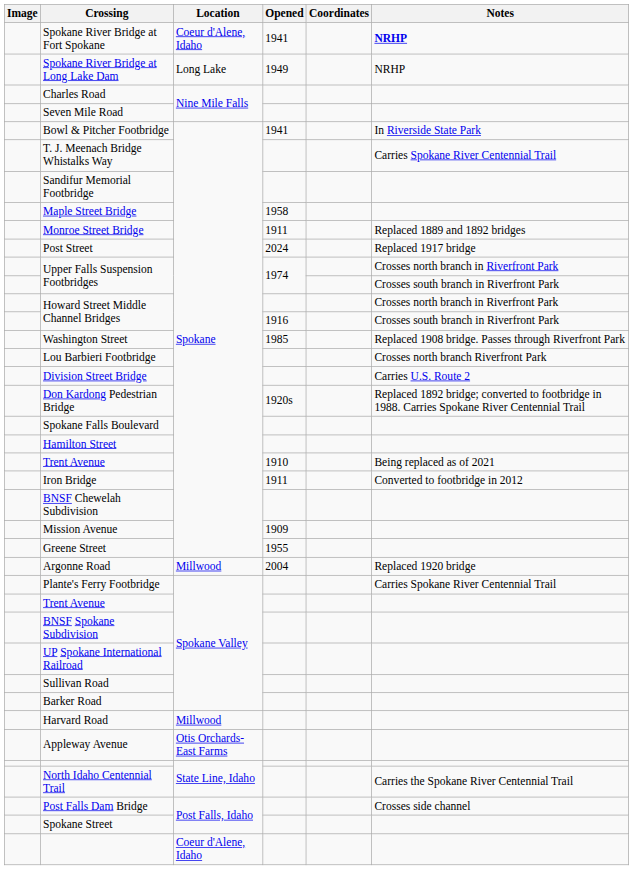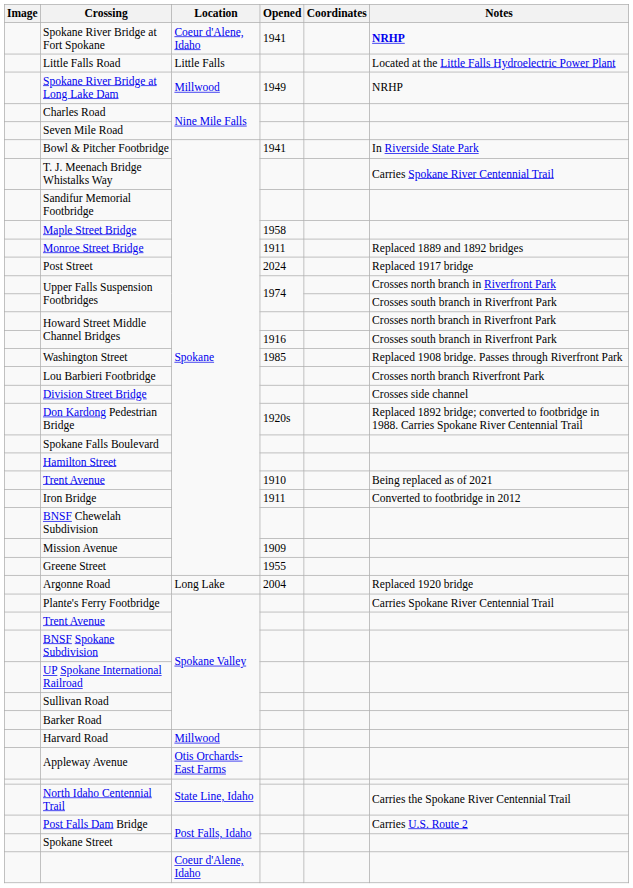+ row: (82, 63)
(201, 69) Long Lake -> (197, 87) Millwood
(422, 376) Carries U.S. Route 2 -> (420, 394) Crosses side channel
(199, 566) Millwood -> (200, 584) Long Lake
(422, 806) Crosses side channel -> (420, 824) Carries U.S. Route 2
